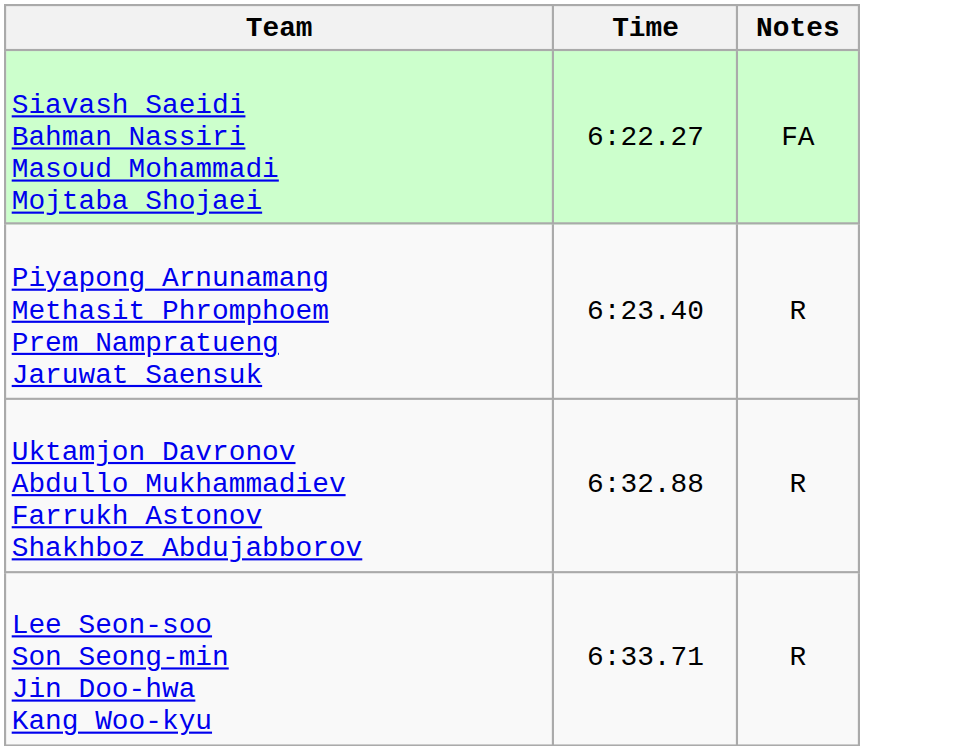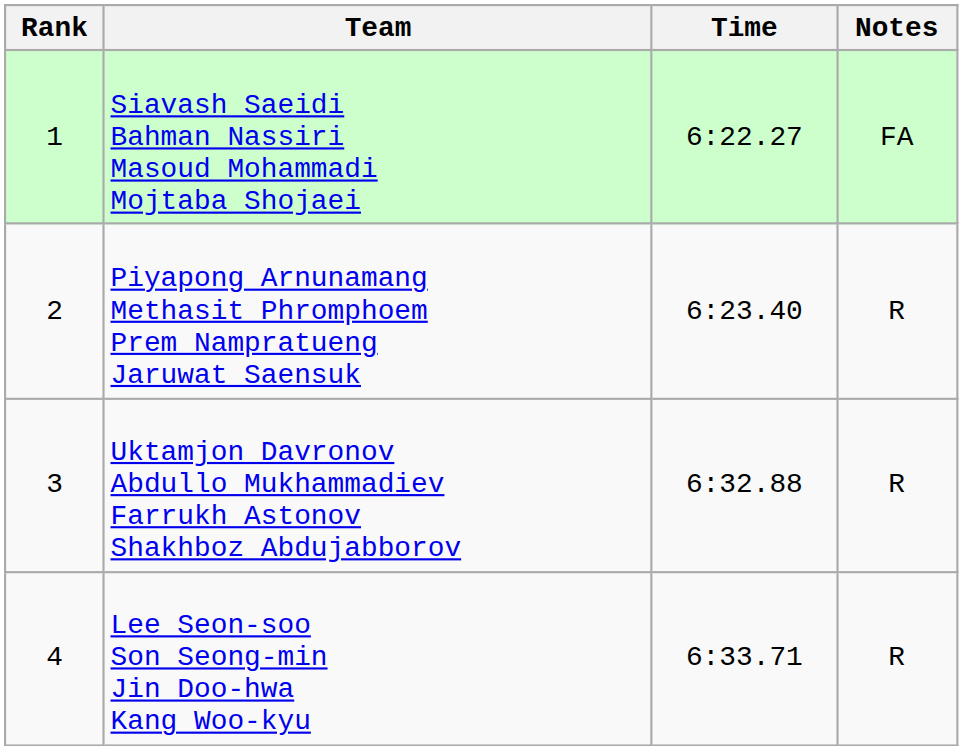+ column: (54, 28)
